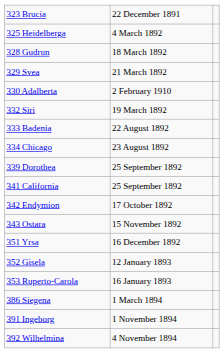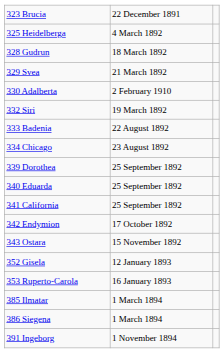+ row: (29, 185)
- row: (23, 243)
+ row: (27, 300)
- row: (35, 338)
